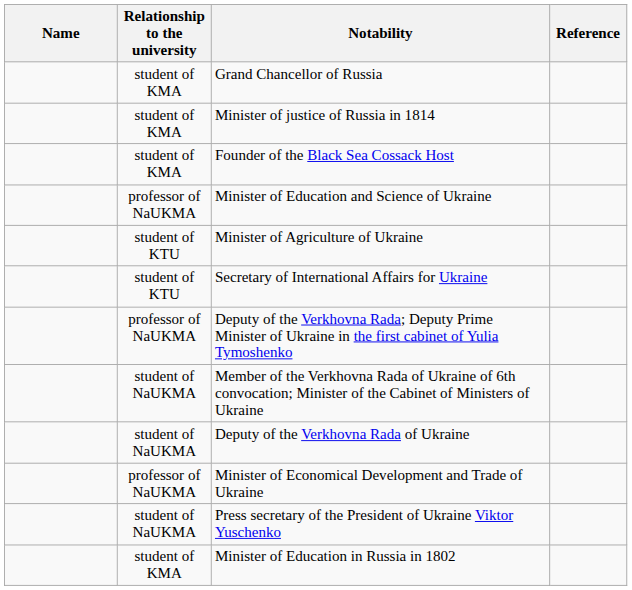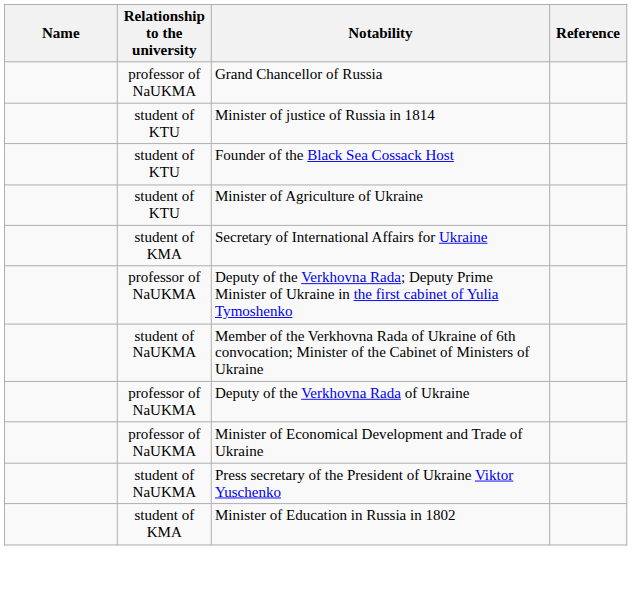(164, 82) student of KMA -> (164, 82) professor of NaUKMA
(164, 123) student of KMA -> (164, 123) student of KTU
(164, 164) student of KMA -> (164, 164) student of KTU
- row: (353, 196)
(164, 286) student of KTU -> (164, 245) student of KMA
(164, 442) student of NaUKMA -> (164, 401) professor of NaUKMA
